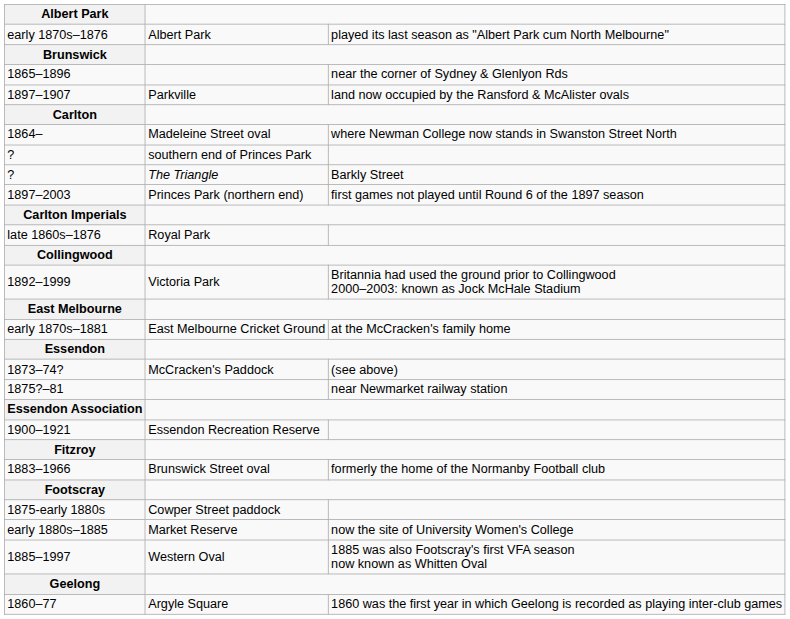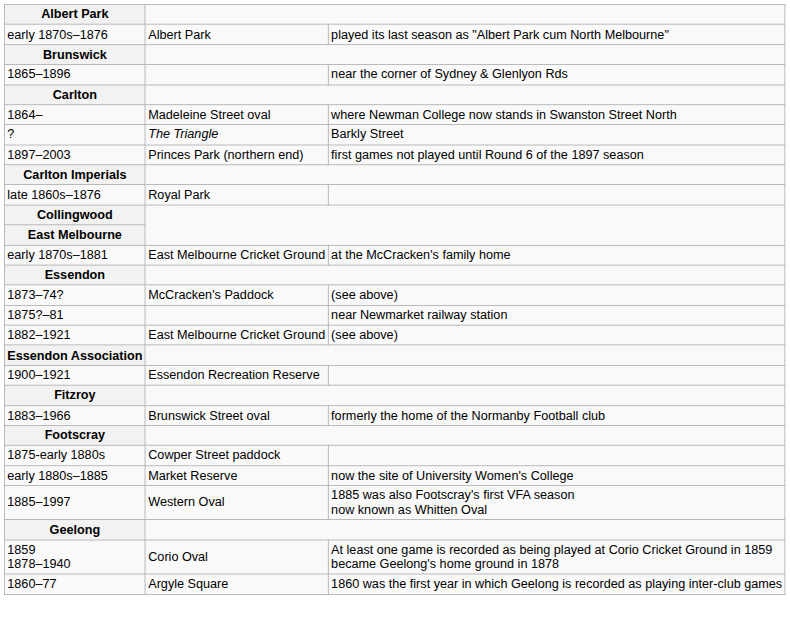- row: (39, 94)
- row: (11, 154)
- row: (39, 282)
+ row: (39, 335)
+ row: (39, 557)
